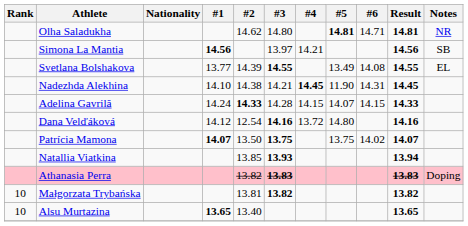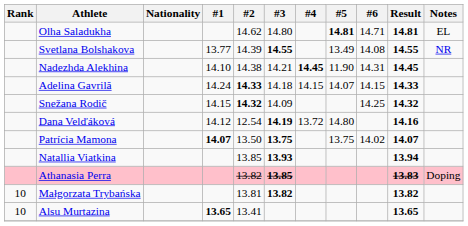(443, 31) NR -> (443, 31) EL
- row: (81, 49)
(443, 67) EL -> (443, 49) NR
(280, 103) 14.28 -> (280, 85) 14.18
+ row: (73, 103)
(280, 121) 14.16 -> (280, 121) 14.19
(280, 175) 13.83 -> (280, 175) 13.85
(249, 211) 13.40 -> (249, 211) 13.41
